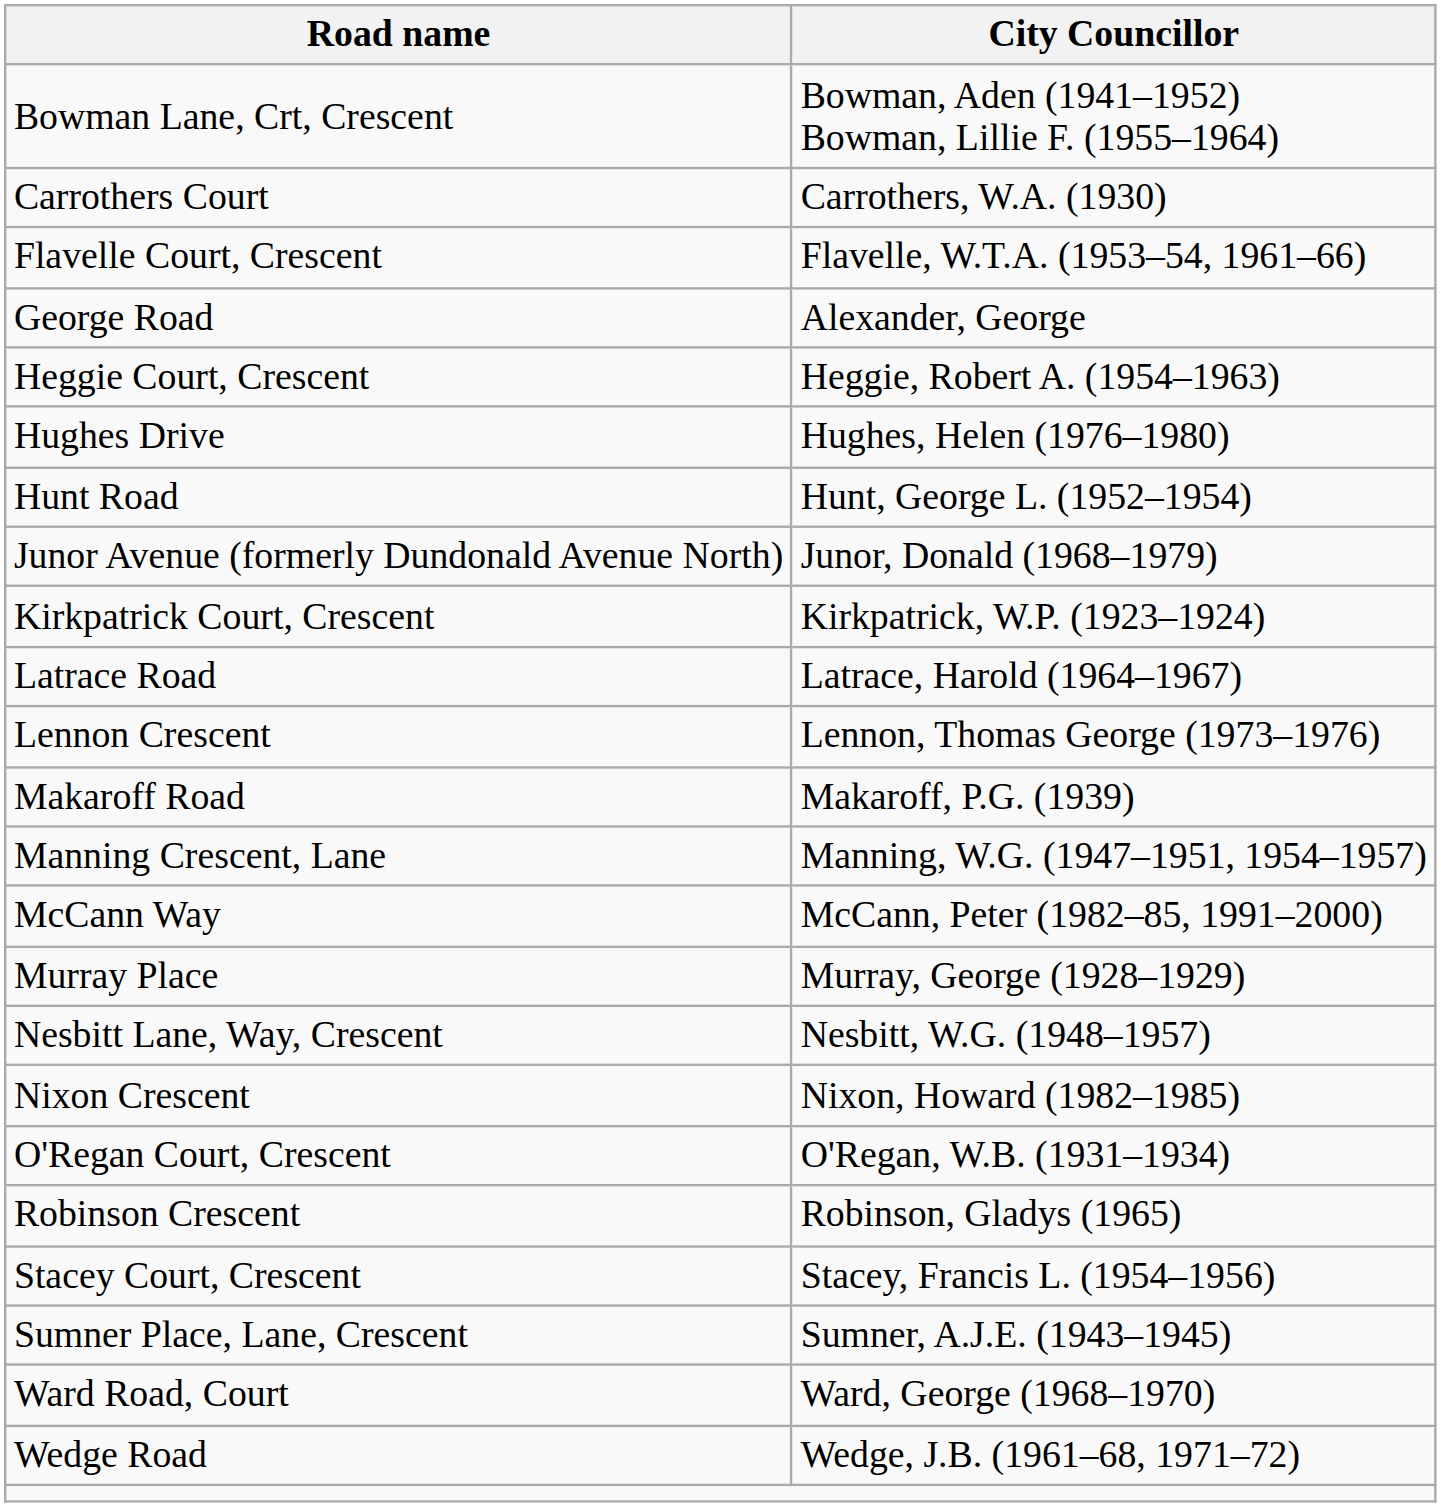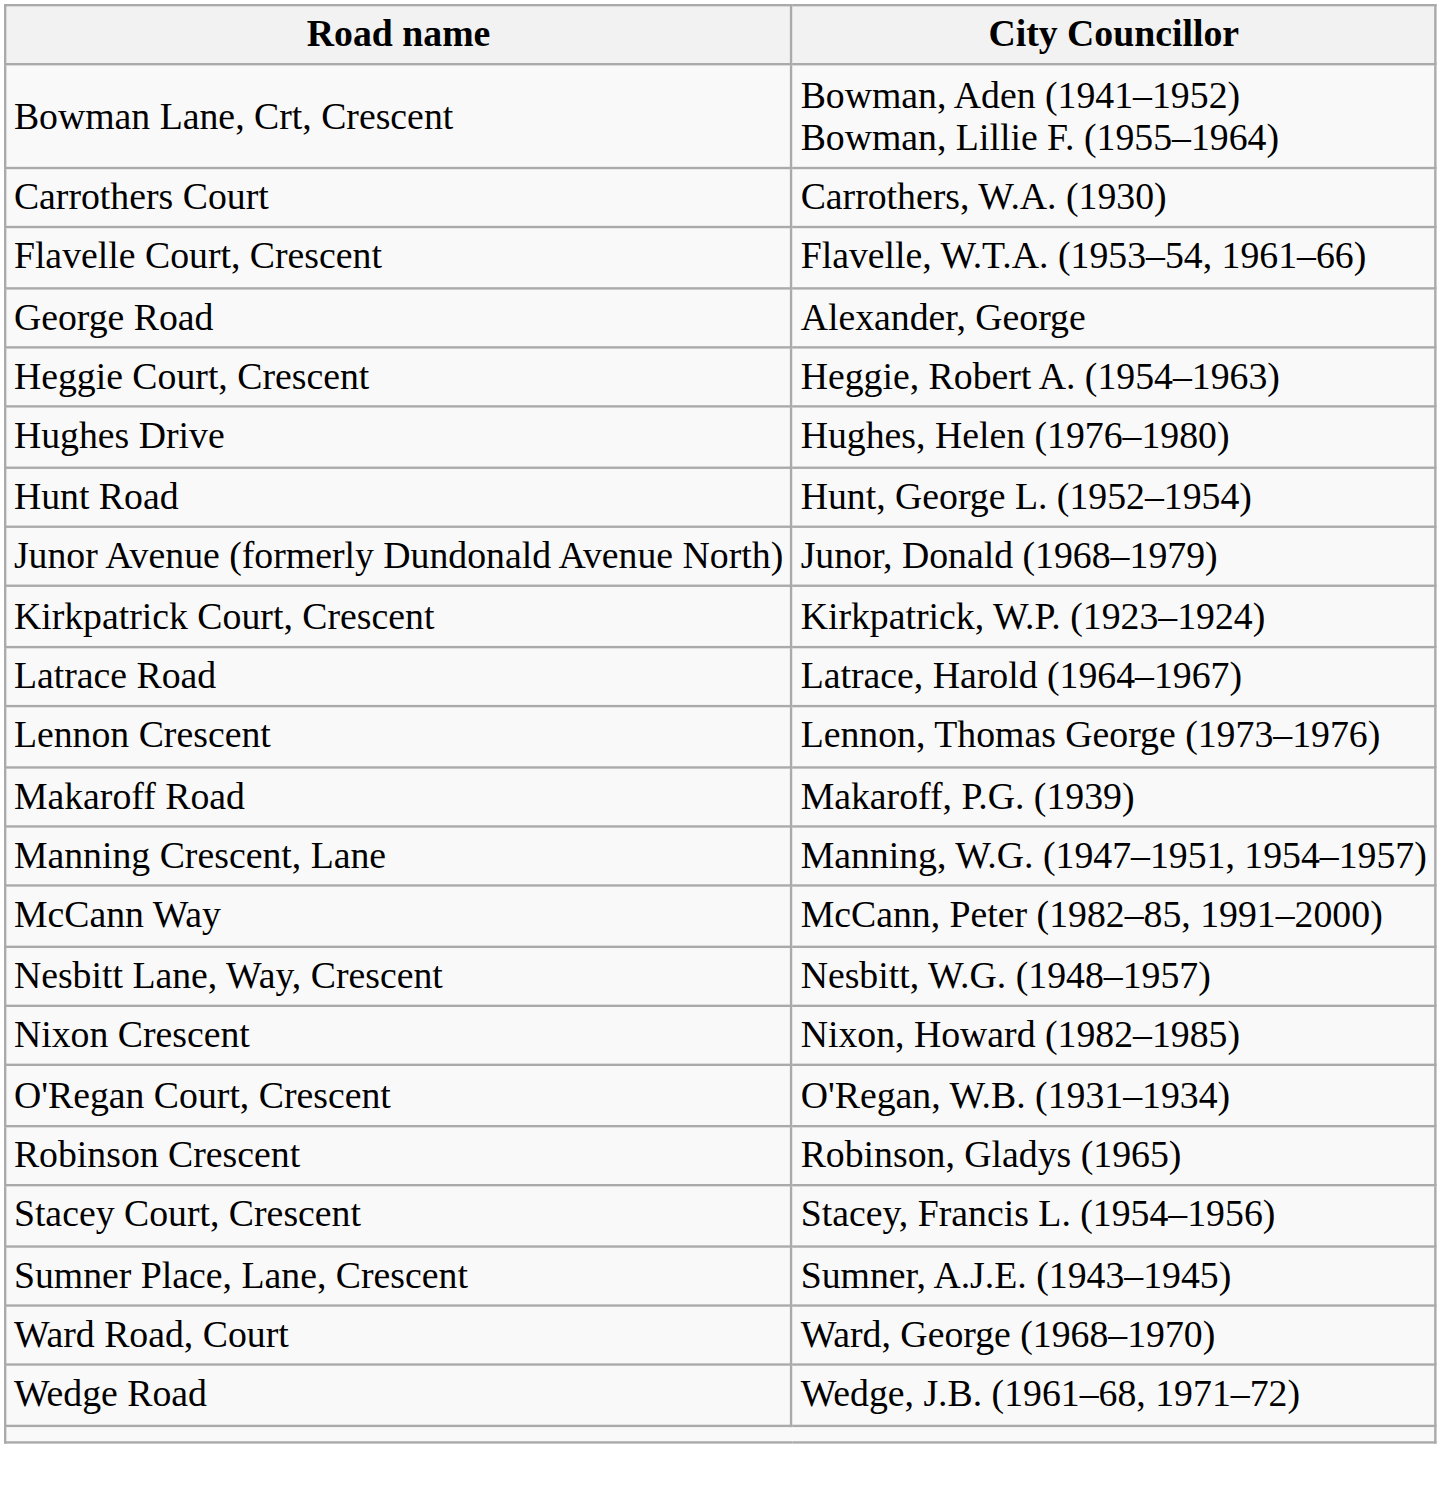- row: (116, 975)
